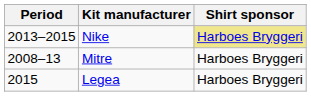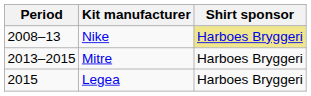(42, 36) 2013–2015 -> (34, 36) 2008–13
(34, 58) 2008–13 -> (42, 58) 2013–2015
